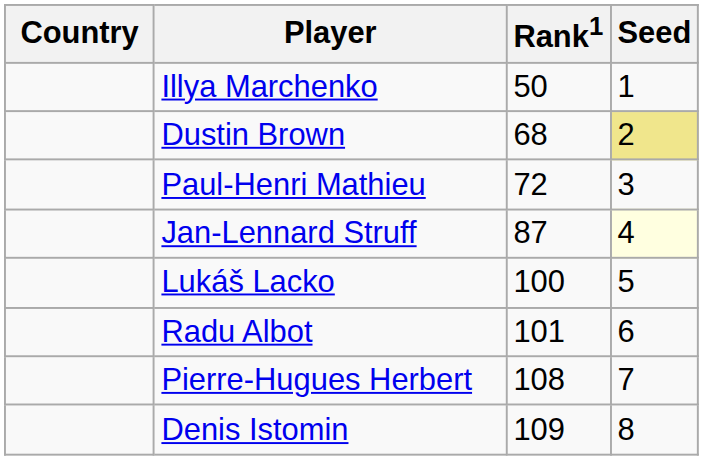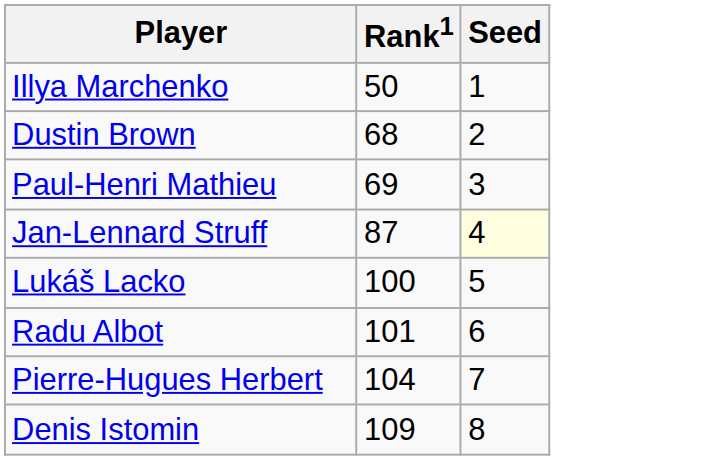- column: (80, 33)
(626, 135) khaki background -> (477, 135) no background
(531, 184) 72 -> (381, 184) 69
(539, 380) 108 -> (390, 380) 104
